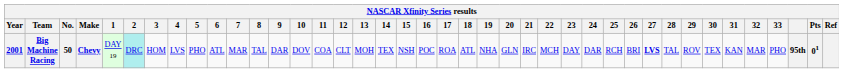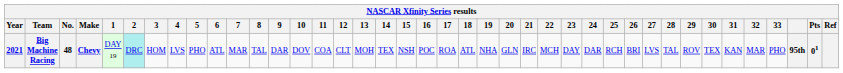(15, 50) 2001 -> (15, 50) 2021
(68, 50) 50 -> (68, 50) 48
(652, 50) bold -> (652, 50) normal
